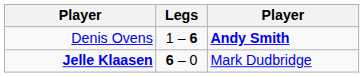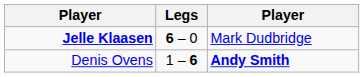rows swapped: (112, 38) <-> (108, 60)
